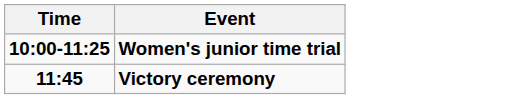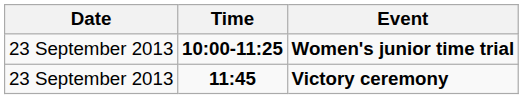+ column: (91, 19)
